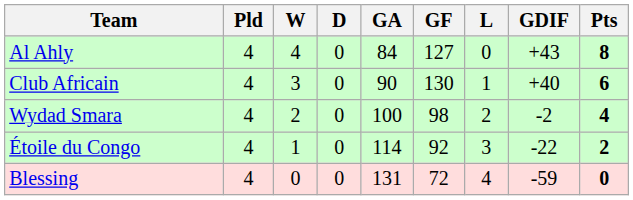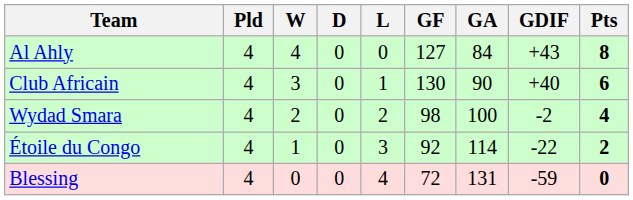columns swapped: (486, 20) <-> (387, 20)
